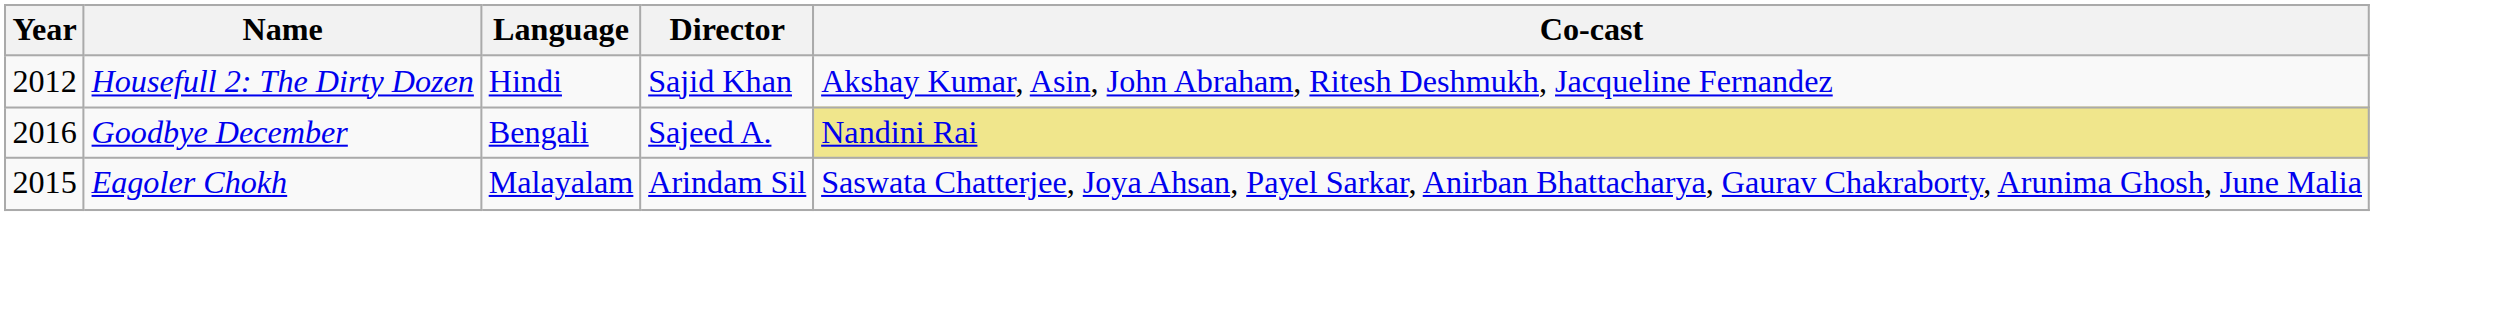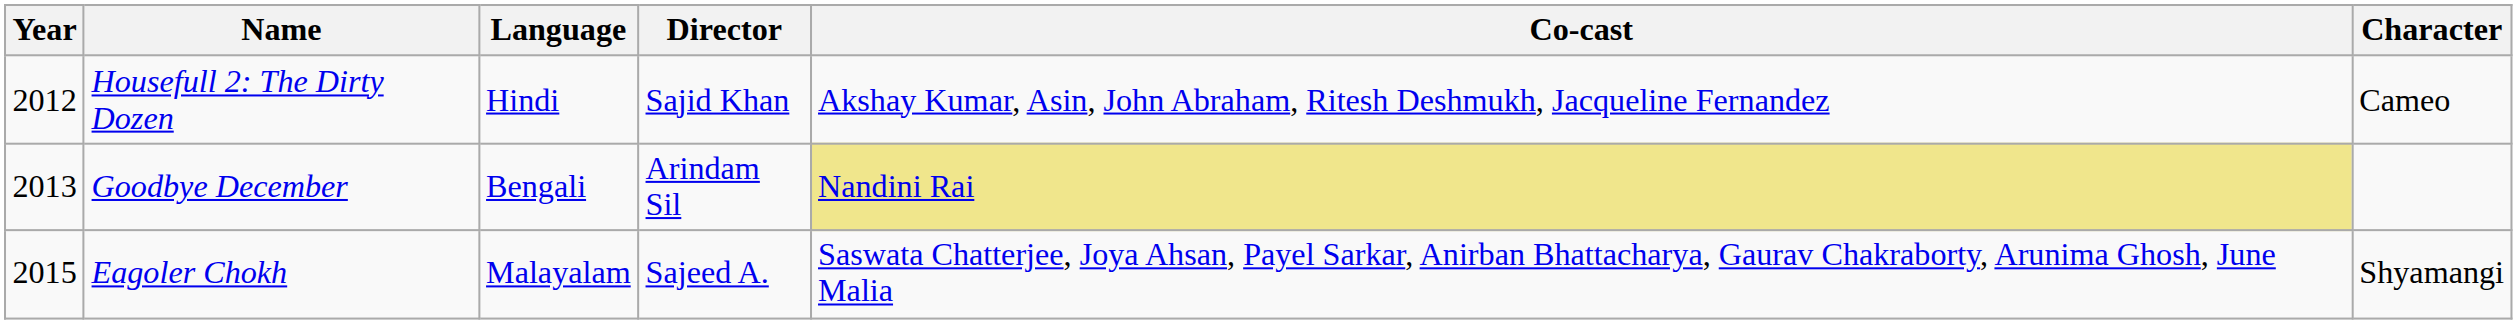+ column: (2432, 30)
(45, 132) 2016 -> (45, 186) 2013
(710, 132) Sajeed A. -> (703, 186) Arindam Sil
(727, 183) Arindam Sil -> (707, 273) Sajeed A.
